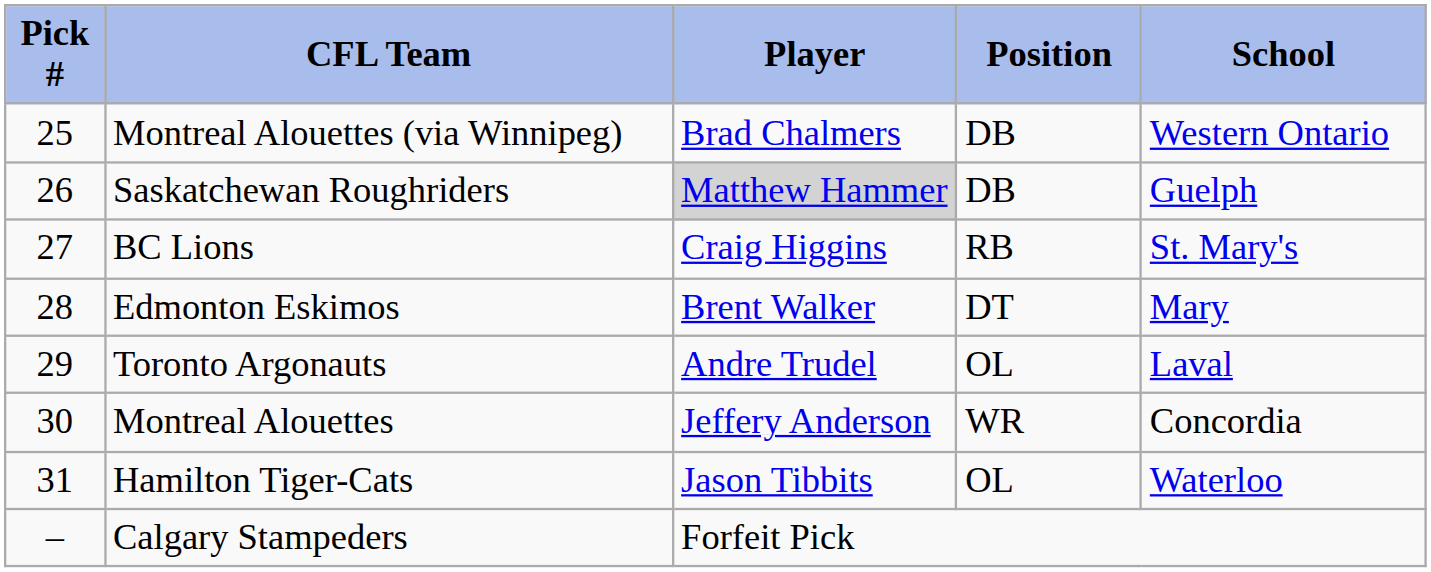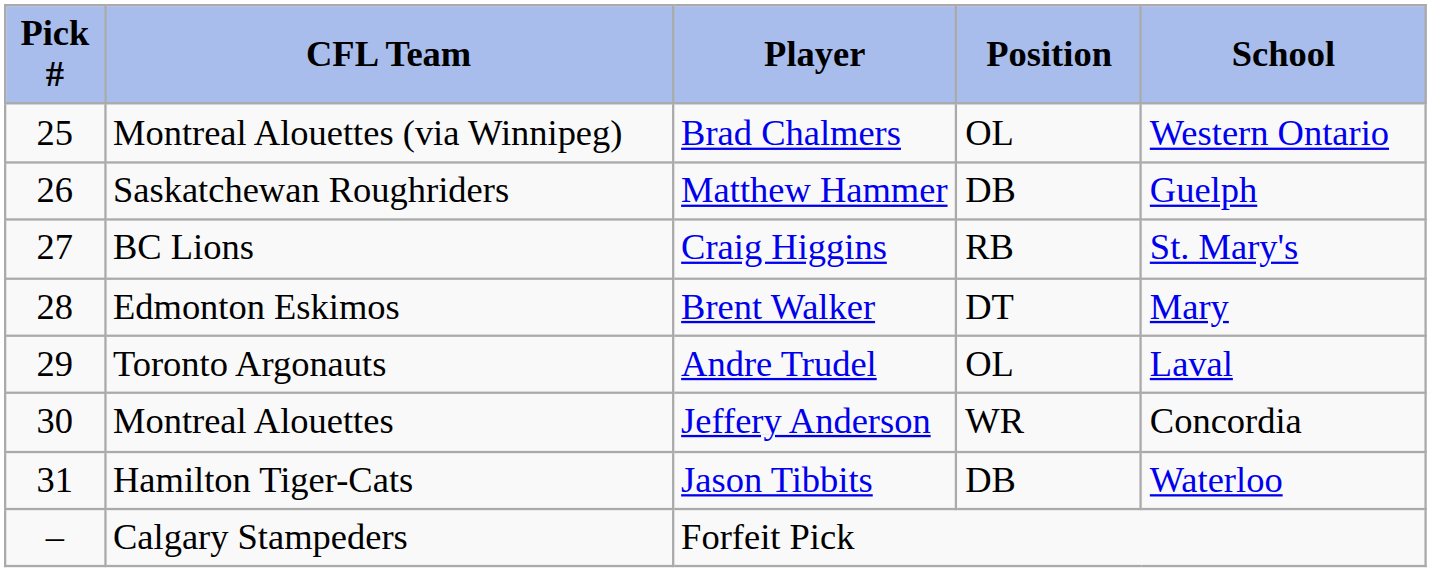(991, 132) DB -> (990, 132) OL
(814, 190) lightgrey background -> (814, 190) no background
(990, 479) OL -> (991, 479) DB
